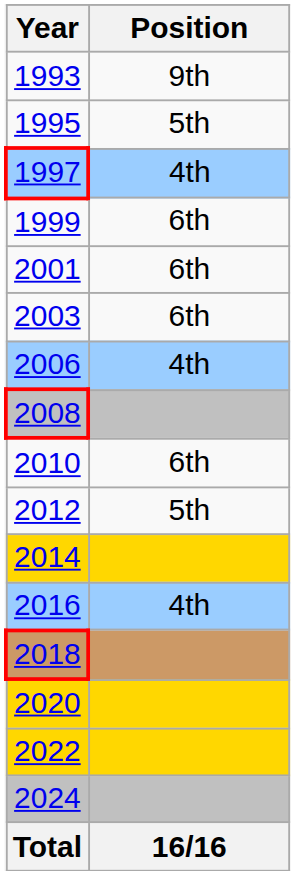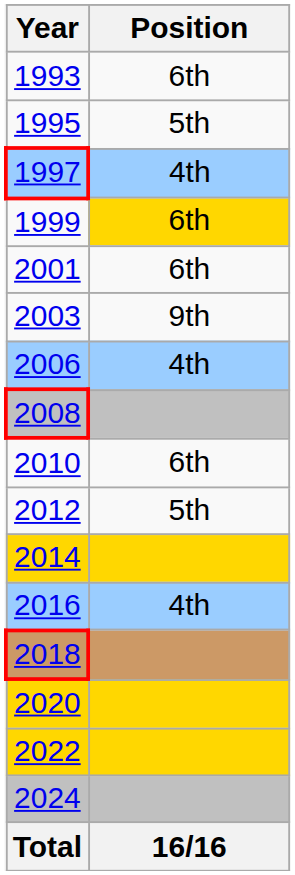(189, 75) 9th -> (189, 75) 6th
(189, 221) no background -> (189, 221) gold background
(189, 316) 6th -> (189, 316) 9th
